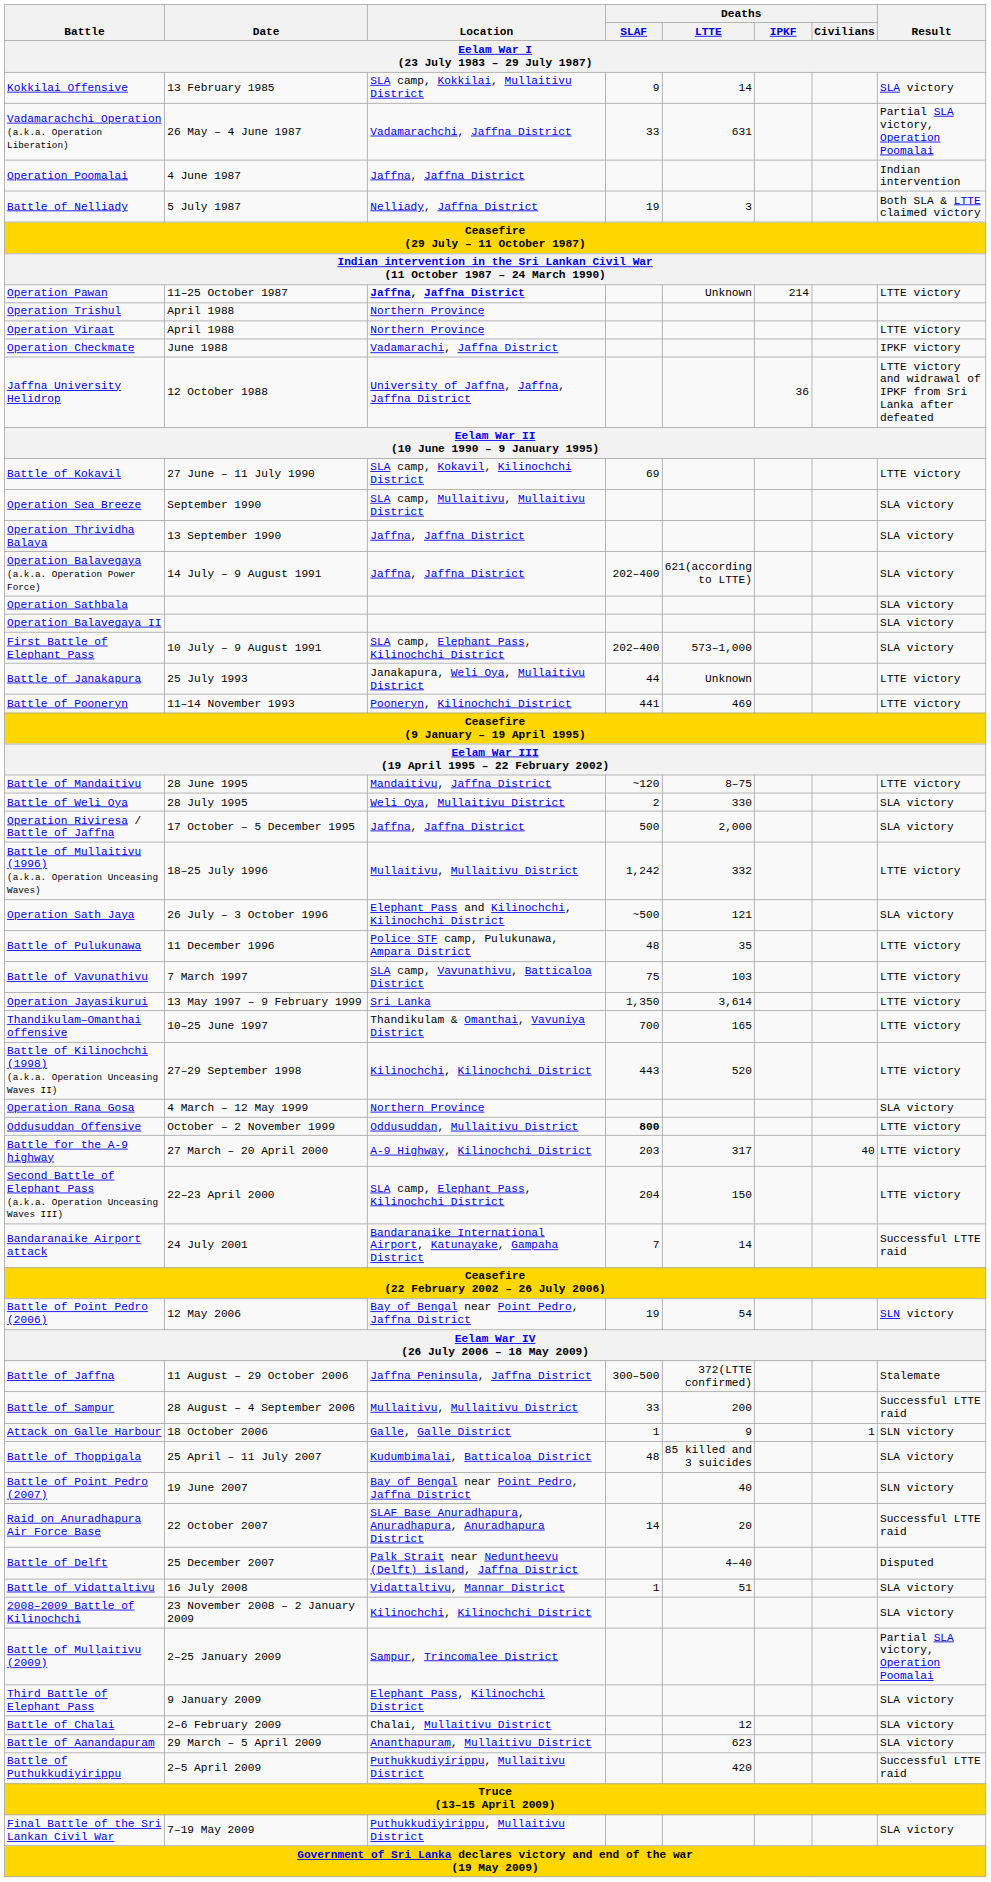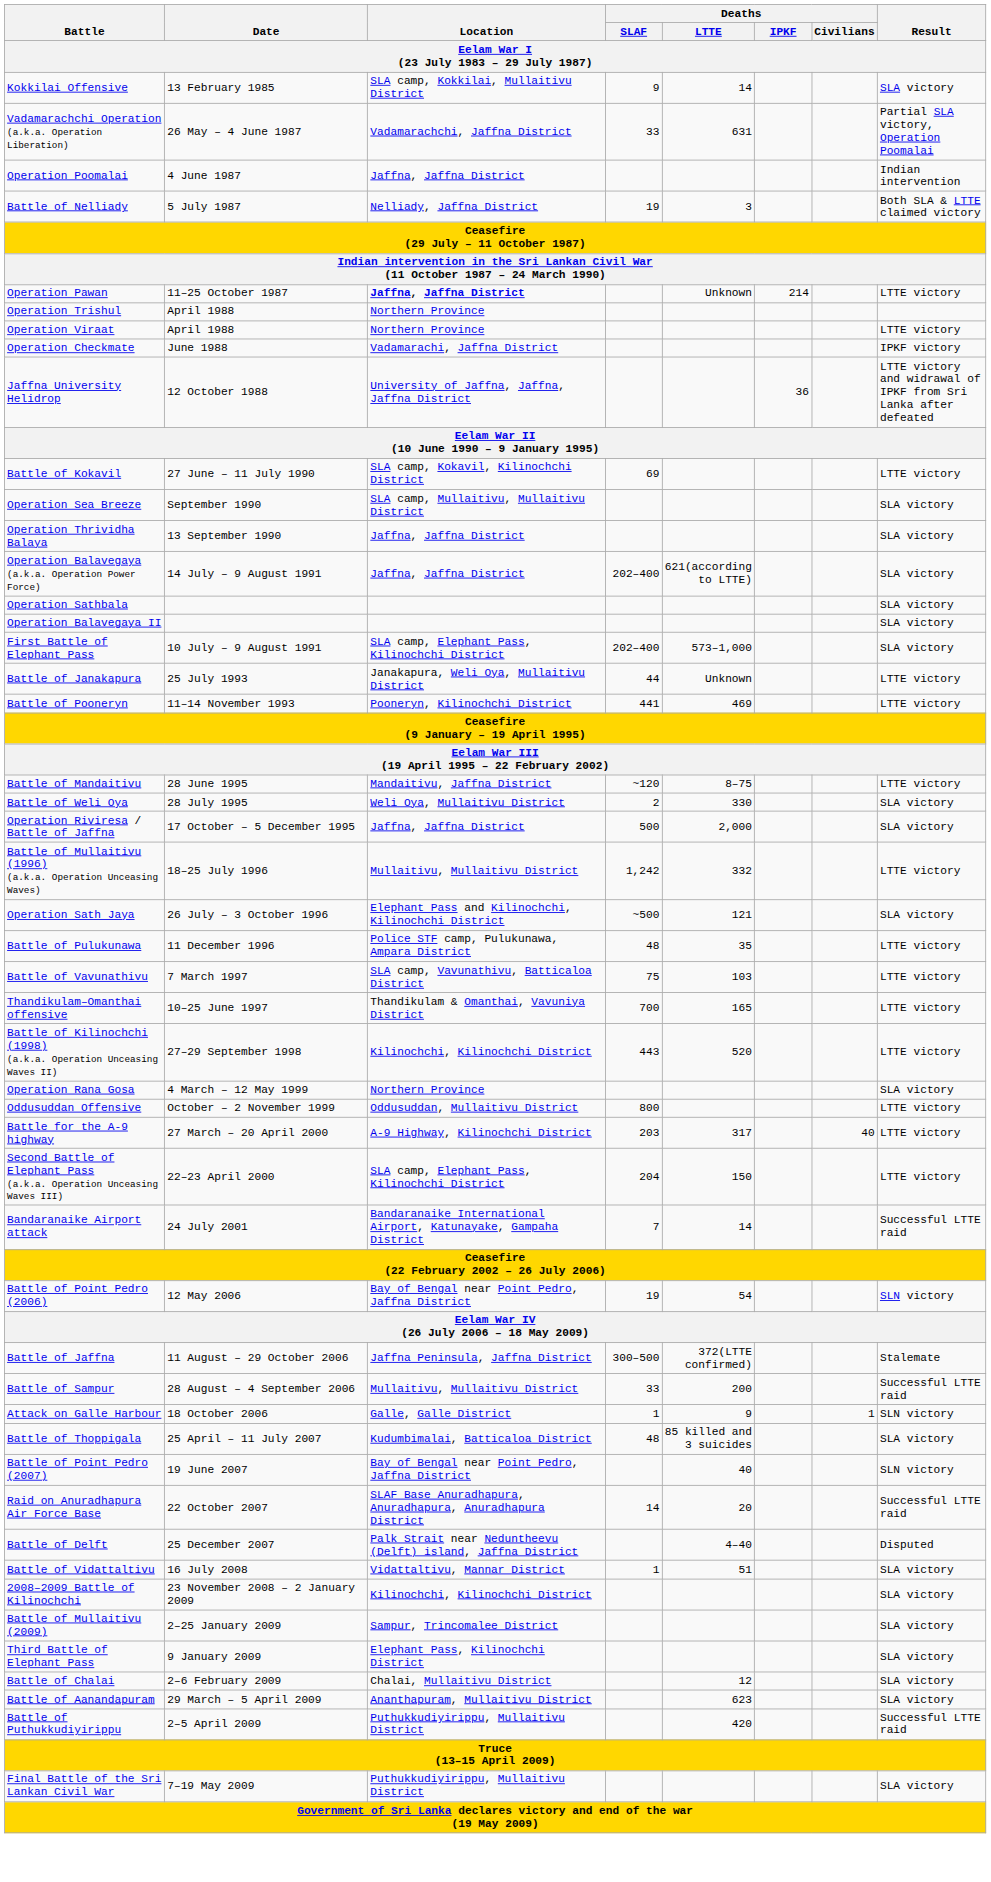- row: (78, 1002)
(649, 1126) bold -> (649, 1108) normal
(917, 1657) Partial SLA victory, Operation Poomalai -> (917, 1625) SLA victory
